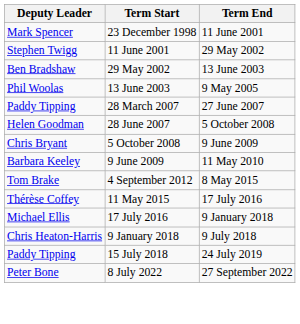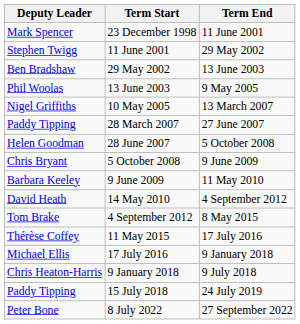+ row: (139, 106)
+ row: (139, 198)
